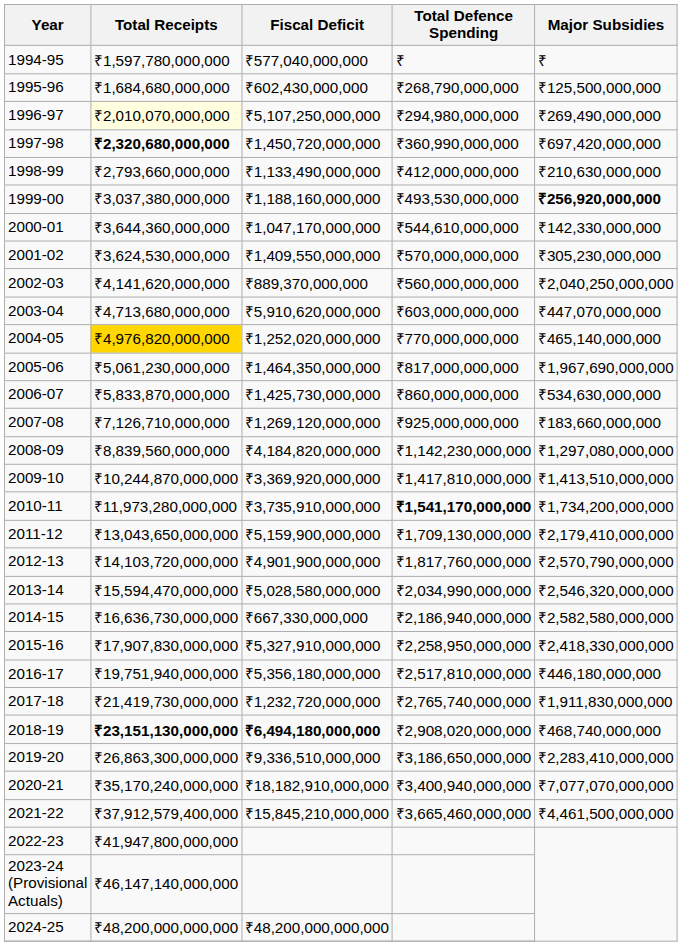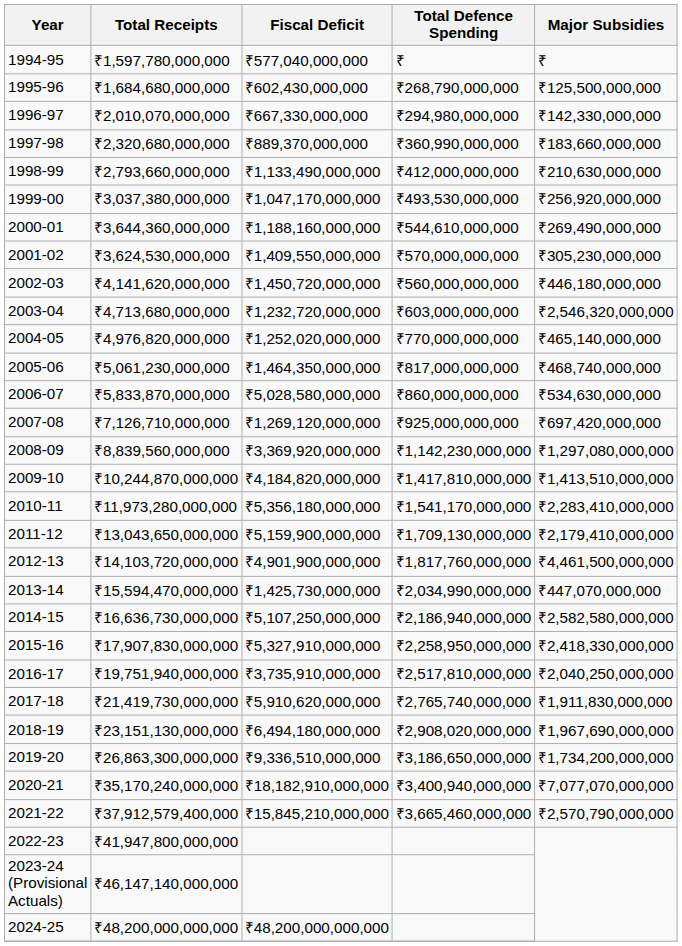(162, 116) lightyellow background -> (162, 116) no background
(313, 116) ₹5,107,250,000,000 -> (307, 116) ₹667,330,000,000
(600, 116) ₹269,490,000,000 -> (600, 116) ₹142,330,000,000
(162, 144) bold -> (162, 144) normal
(313, 144) ₹1,450,720,000,000 -> (307, 144) ₹889,370,000,000
(600, 144) ₹697,420,000,000 -> (600, 144) ₹183,660,000,000
(313, 200) ₹1,188,160,000,000 -> (313, 200) ₹1,047,170,000,000
(600, 200) bold -> (600, 200) normal
(313, 228) ₹1,047,170,000,000 -> (313, 228) ₹1,188,160,000,000
(600, 228) ₹142,330,000,000 -> (600, 228) ₹269,490,000,000
(307, 283) ₹889,370,000,000 -> (313, 283) ₹1,450,720,000,000
(606, 283) ₹2,040,250,000,000 -> (600, 283) ₹446,180,000,000
(313, 311) ₹5,910,620,000,000 -> (313, 311) ₹1,232,720,000,000
(600, 311) ₹447,070,000,000 -> (606, 311) ₹2,546,320,000,000
(162, 339) gold background -> (162, 339) no background
(606, 367) ₹1,967,690,000,000 -> (600, 367) ₹468,740,000,000
(313, 395) ₹1,425,730,000,000 -> (313, 395) ₹5,028,580,000,000
(600, 423) ₹183,660,000,000 -> (600, 423) ₹697,420,000,000
(313, 451) ₹4,184,820,000,000 -> (313, 451) ₹3,369,920,000,000
(313, 479) ₹3,369,920,000,000 -> (313, 479) ₹4,184,820,000,000
(313, 507) ₹3,735,910,000,000 -> (313, 507) ₹5,356,180,000,000
(464, 507) bold -> (464, 507) normal
(606, 507) ₹1,734,200,000,000 -> (606, 507) ₹2,283,410,000,000
(606, 562) ₹2,570,790,000,000 -> (606, 562) ₹4,461,500,000,000
(313, 590) ₹5,028,580,000,000 -> (313, 590) ₹1,425,730,000,000
(606, 590) ₹2,546,320,000,000 -> (600, 590) ₹447,070,000,000
(307, 618) ₹667,330,000,000 -> (313, 618) ₹5,107,250,000,000
(313, 674) ₹5,356,180,000,000 -> (313, 674) ₹3,735,910,000,000
(600, 674) ₹446,180,000,000 -> (606, 674) ₹2,040,250,000,000
(313, 702) ₹1,232,720,000,000 -> (313, 702) ₹5,910,620,000,000
(166, 730) bold -> (166, 730) normal
(313, 730) bold -> (313, 730) normal
(600, 730) ₹468,740,000,000 -> (606, 730) ₹1,967,690,000,000
(606, 758) ₹2,283,410,000,000 -> (606, 758) ₹1,734,200,000,000
(606, 814) ₹4,461,500,000,000 -> (606, 814) ₹2,570,790,000,000
